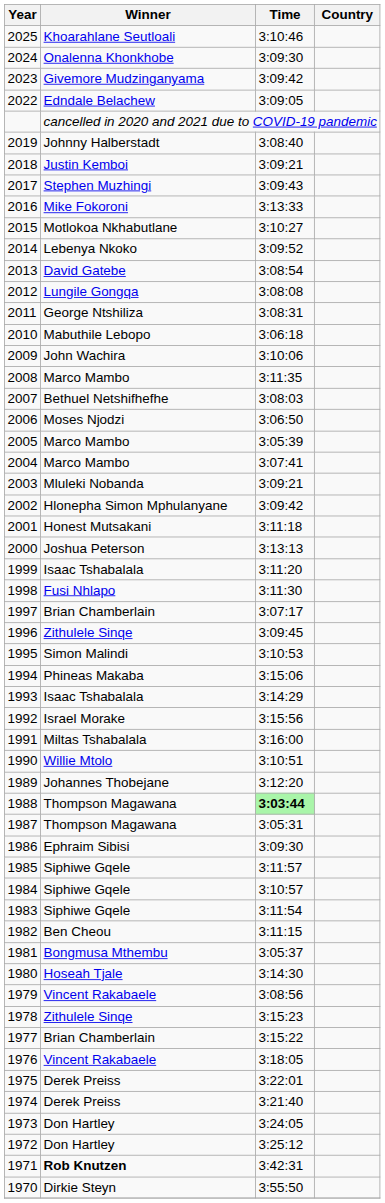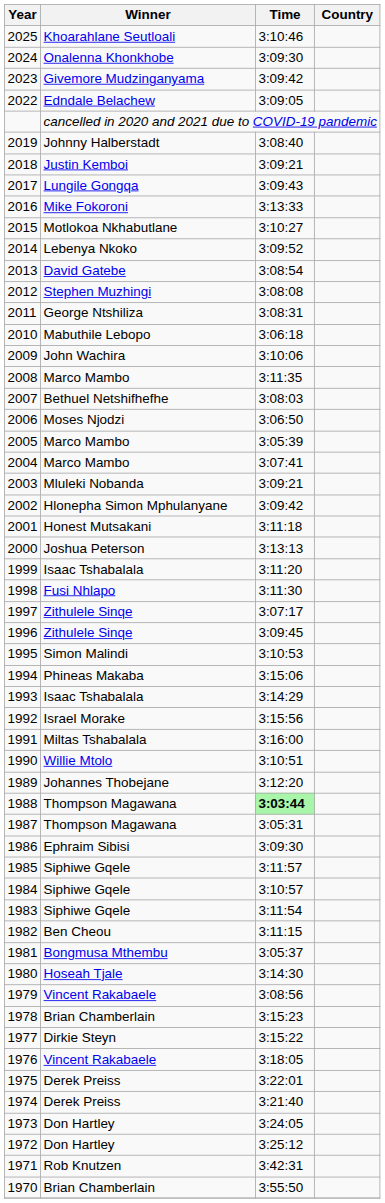(97, 185) Stephen Muzhingi -> (91, 185) Lungile Gongqa
(91, 292) Lungile Gongqa -> (97, 292) Stephen Muzhingi
(99, 611) Brian Chamberlain -> (88, 611) Zithulele Sinqe
(88, 1016) Zithulele Sinqe -> (99, 1016) Brian Chamberlain
(99, 1038) Brian Chamberlain -> (80, 1038) Dirkie Steyn
(85, 1166) bold -> (82, 1166) normal
(80, 1187) Dirkie Steyn -> (99, 1187) Brian Chamberlain
